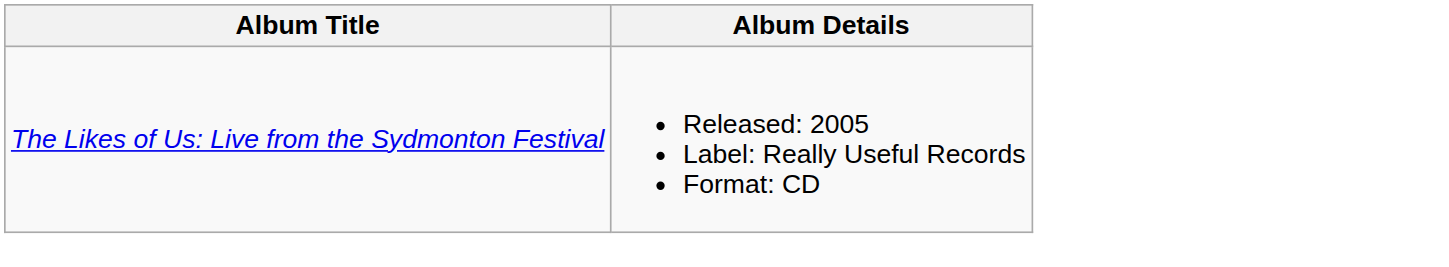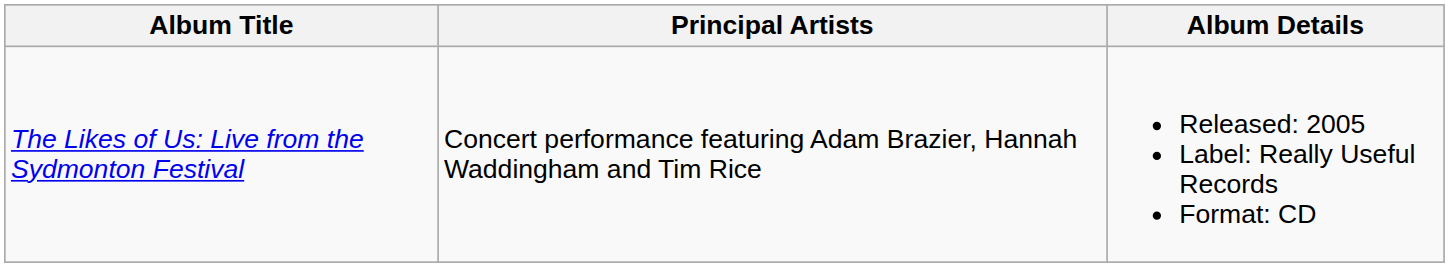+ column: (772, 25)
